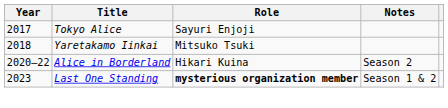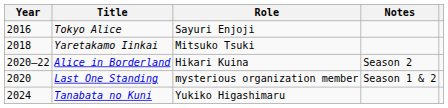(19, 29) 2017 -> (19, 29) 2016
(19, 79) 2023 -> (19, 79) 2020
(267, 79) bold -> (267, 79) normal
+ row: (103, 95)
